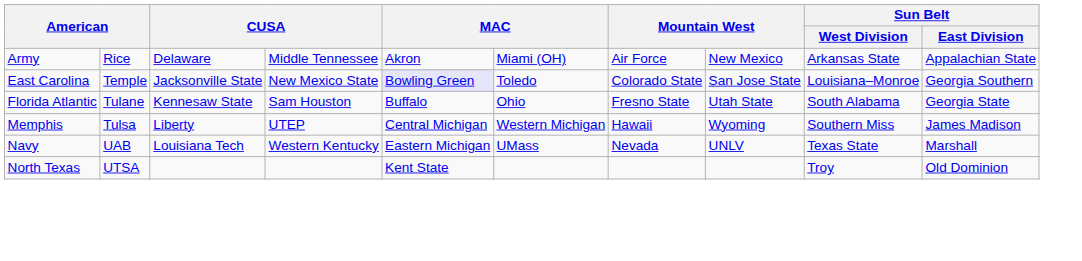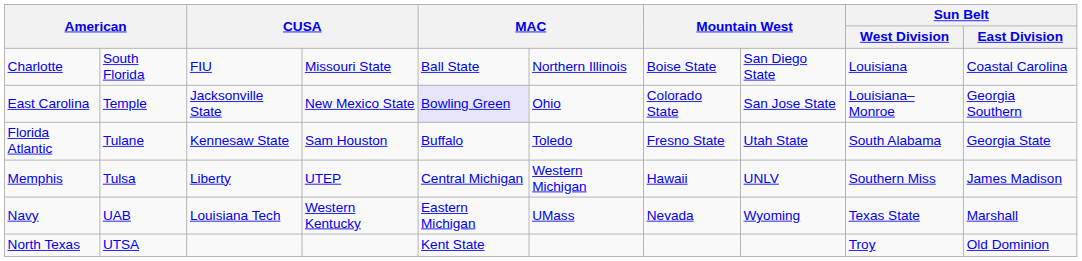- row: (23, 58)
+ row: (35, 66)
(517, 80) Toledo -> (547, 103) Ohio
(511, 102) Ohio -> (552, 140) Toledo
(737, 124) Wyoming -> (761, 178) UNLV
(726, 145) UNLV -> (772, 215) Wyoming
